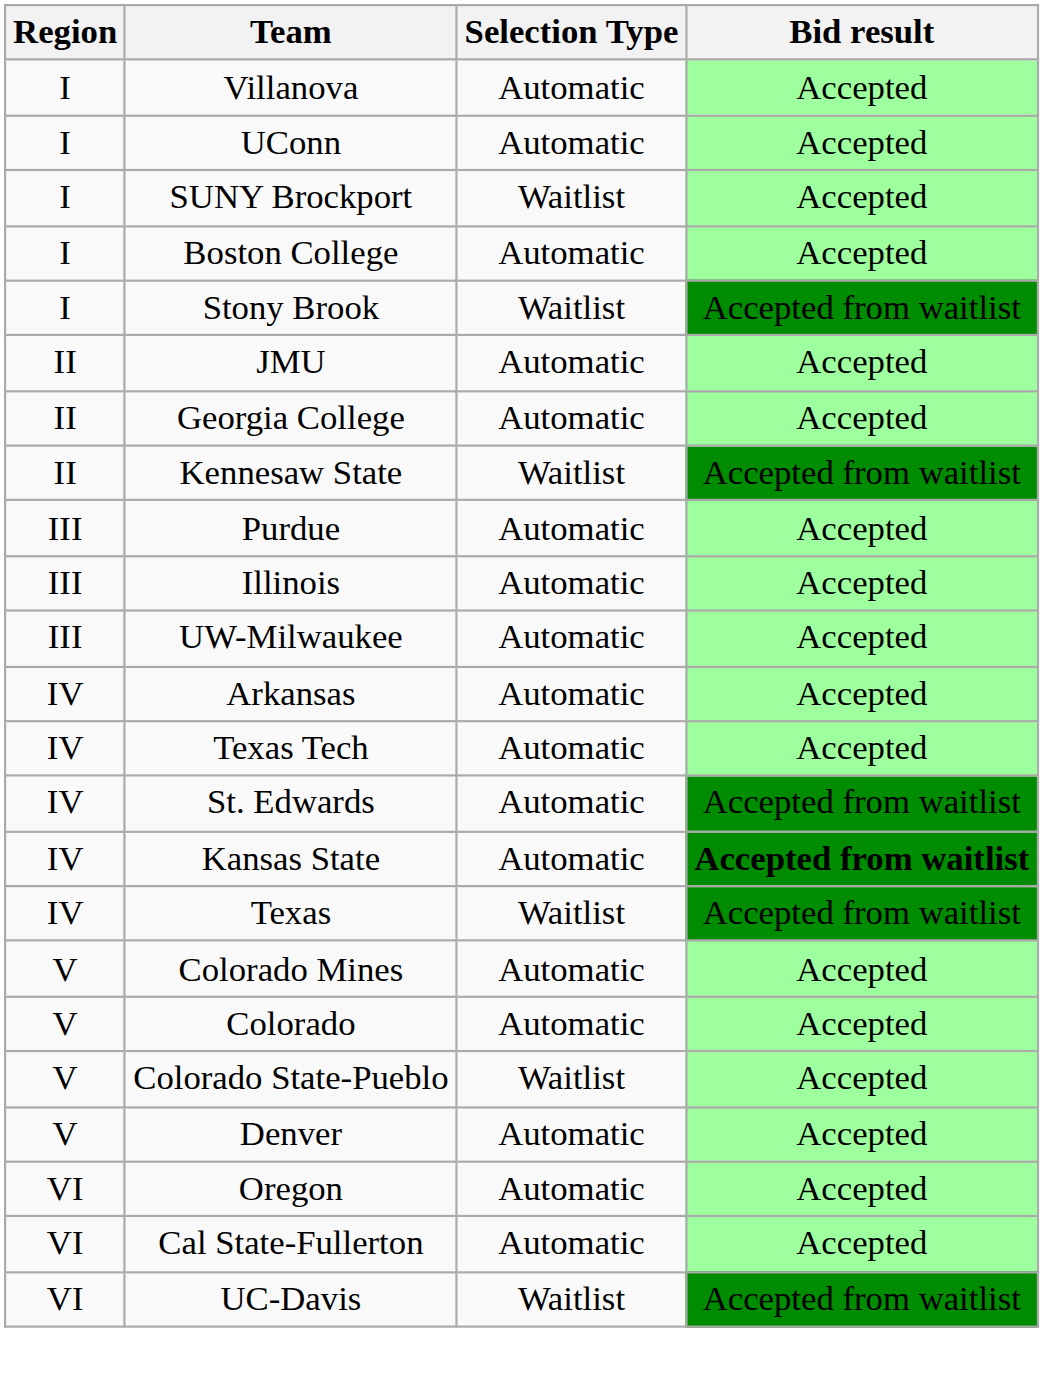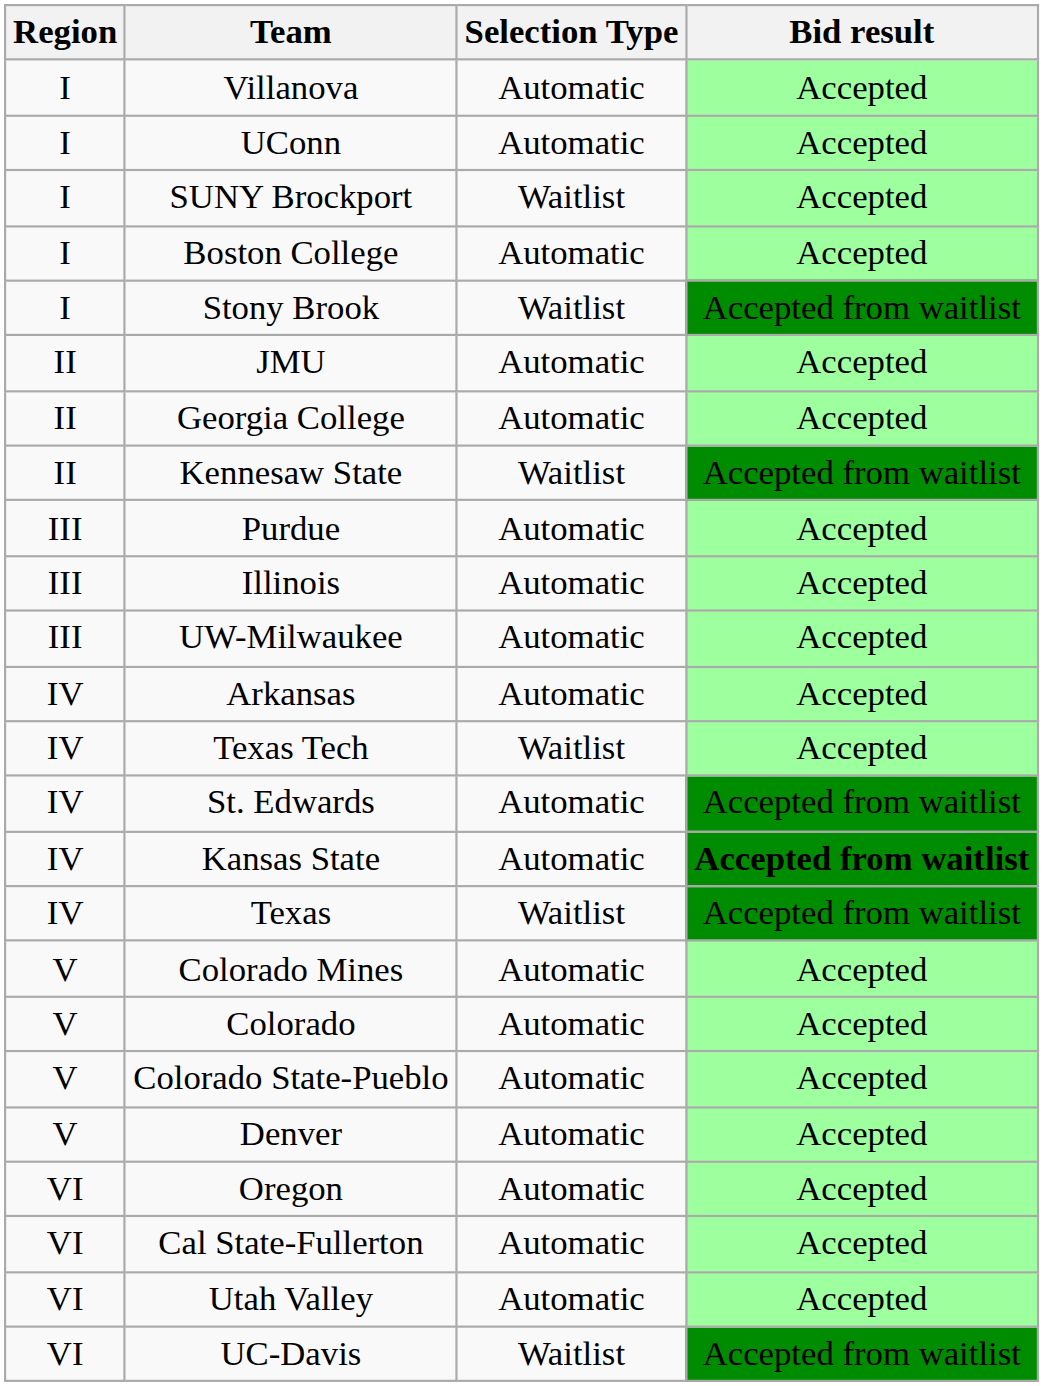(571, 747) Automatic -> (571, 747) Waitlist
(571, 1078) Waitlist -> (571, 1078) Automatic
+ row: (291, 1298)
